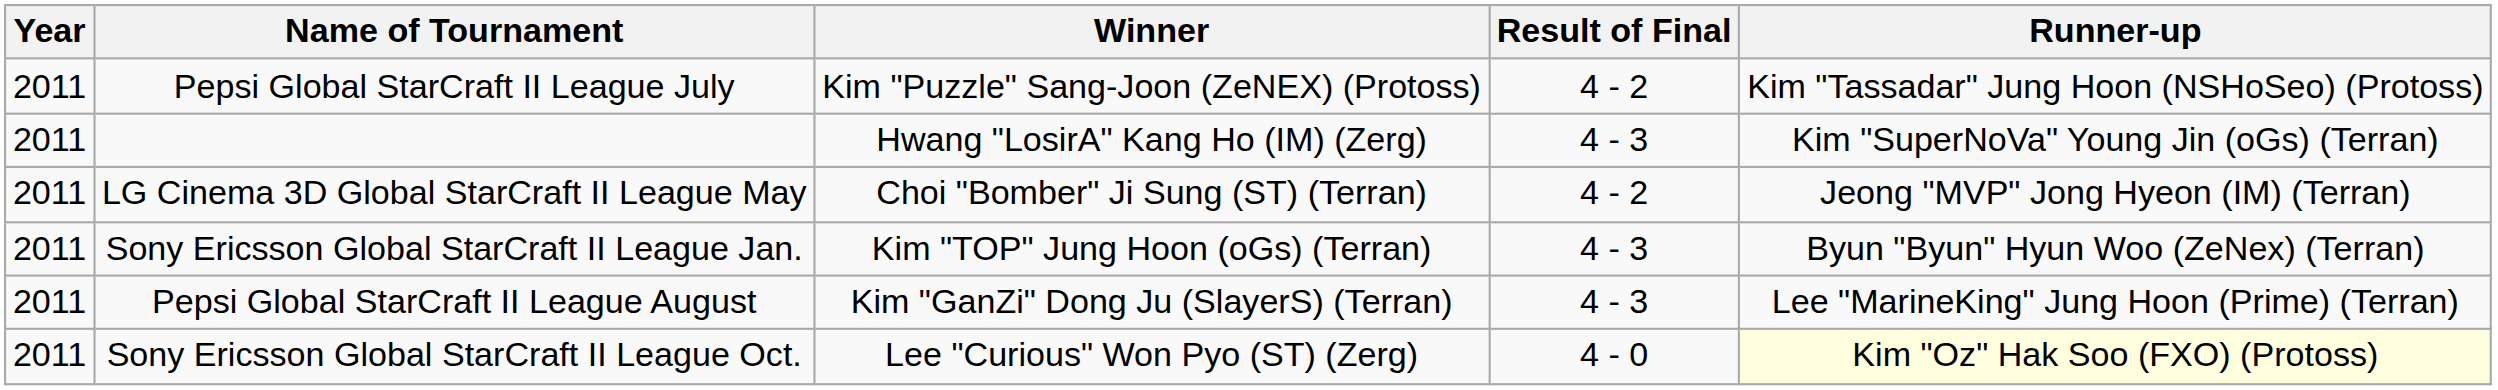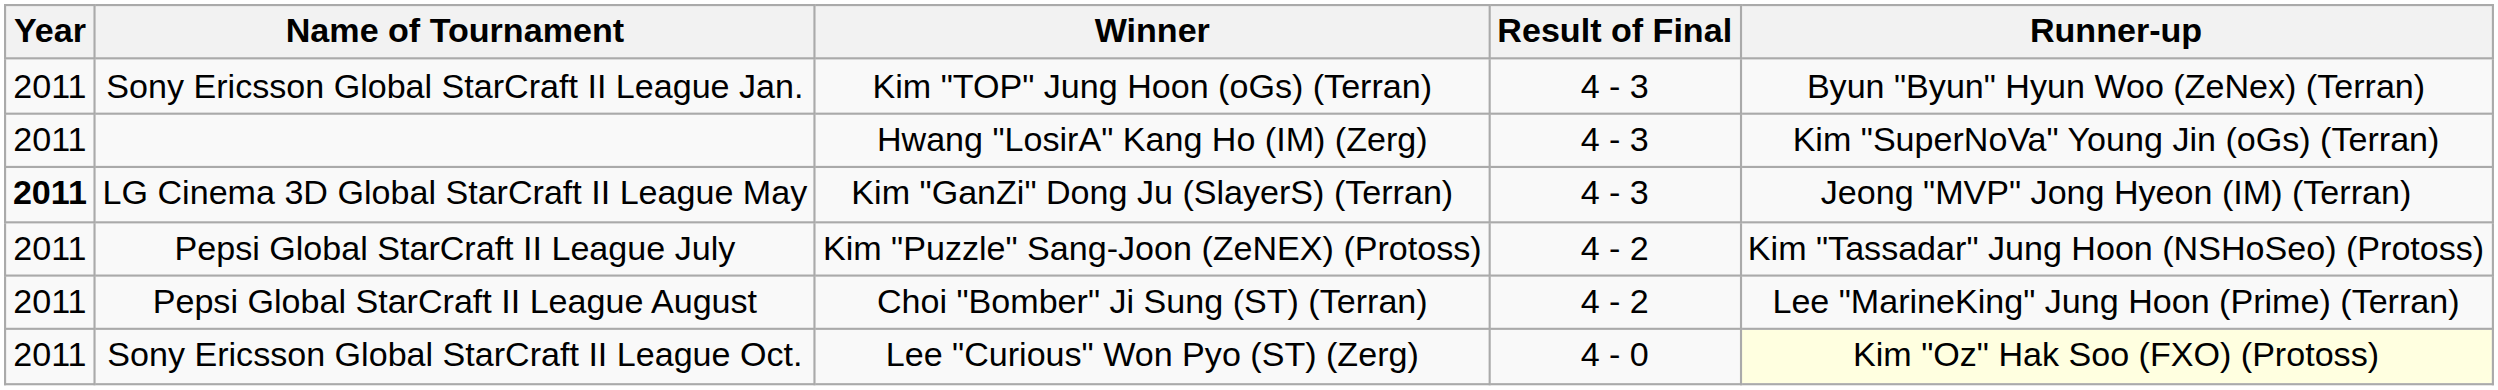rows swapped: (454, 247) <-> (454, 85)
(50, 193) normal -> (50, 193) bold
(1152, 193) Choi "Bomber" Ji Sung (ST) (Terran) -> (1152, 193) Kim "GanZi" Dong Ju (SlayerS) (Terran)
(1614, 193) 4 - 2 -> (1615, 193) 4 - 3
(1152, 301) Kim "GanZi" Dong Ju (SlayerS) (Terran) -> (1152, 301) Choi "Bomber" Ji Sung (ST) (Terran)
(1614, 301) 4 - 3 -> (1615, 301) 4 - 2
